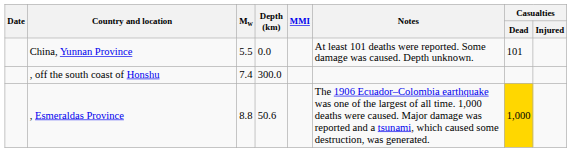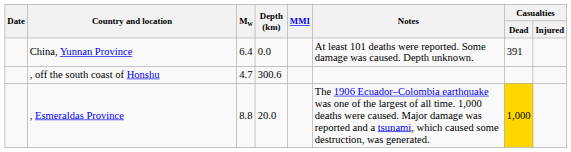(246, 52) 5.5 -> (246, 52) 6.4
(515, 52) 101 -> (515, 52) 391
(246, 74) 7.4 -> (246, 74) 4.7
(270, 74) 300.0 -> (270, 74) 300.6
(267, 115) 50.6 -> (267, 115) 20.0
